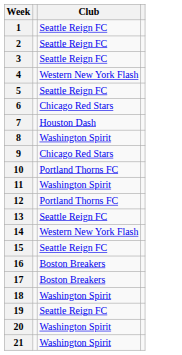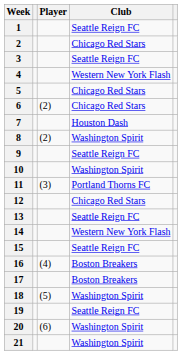+ column: (53, 12)
(73, 43) Seattle Reign FC -> (108, 43) Chicago Red Stars
(73, 91) Seattle Reign FC -> (108, 91) Chicago Red Stars
(76, 153) Chicago Red Stars -> (105, 153) Seattle Reign FC
(79, 169) Portland Thorns FC -> (107, 169) Washington Spirit
(75, 185) Washington Spirit -> (111, 185) Portland Thorns FC
(79, 201) Portland Thorns FC -> (108, 201) Chicago Red Stars
